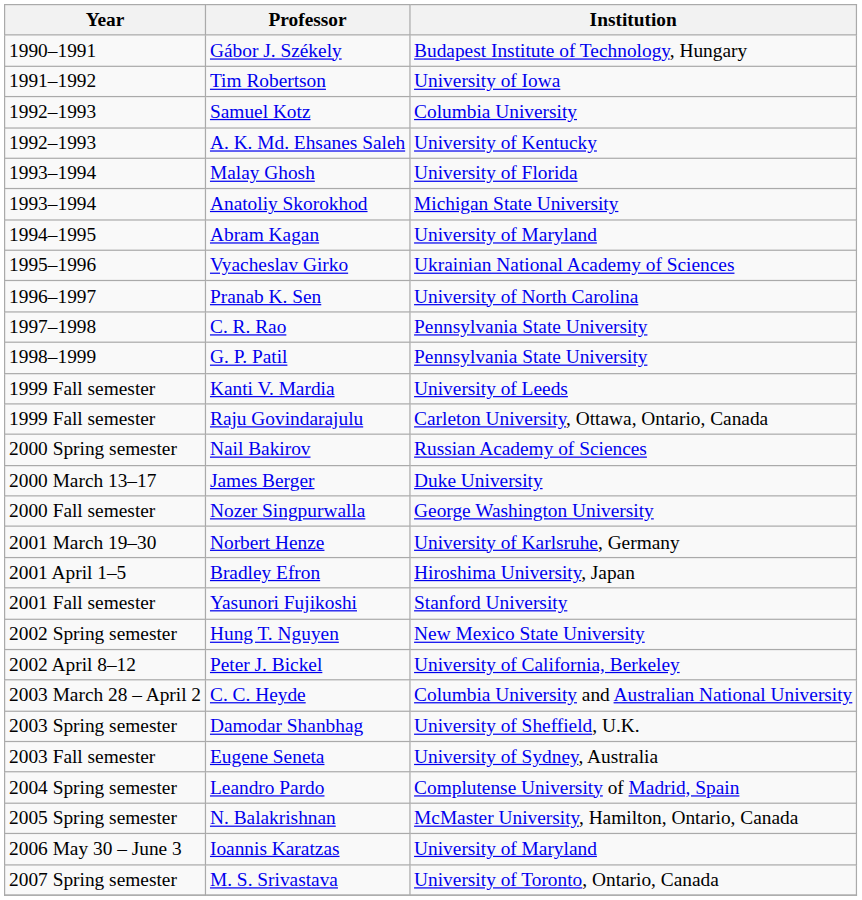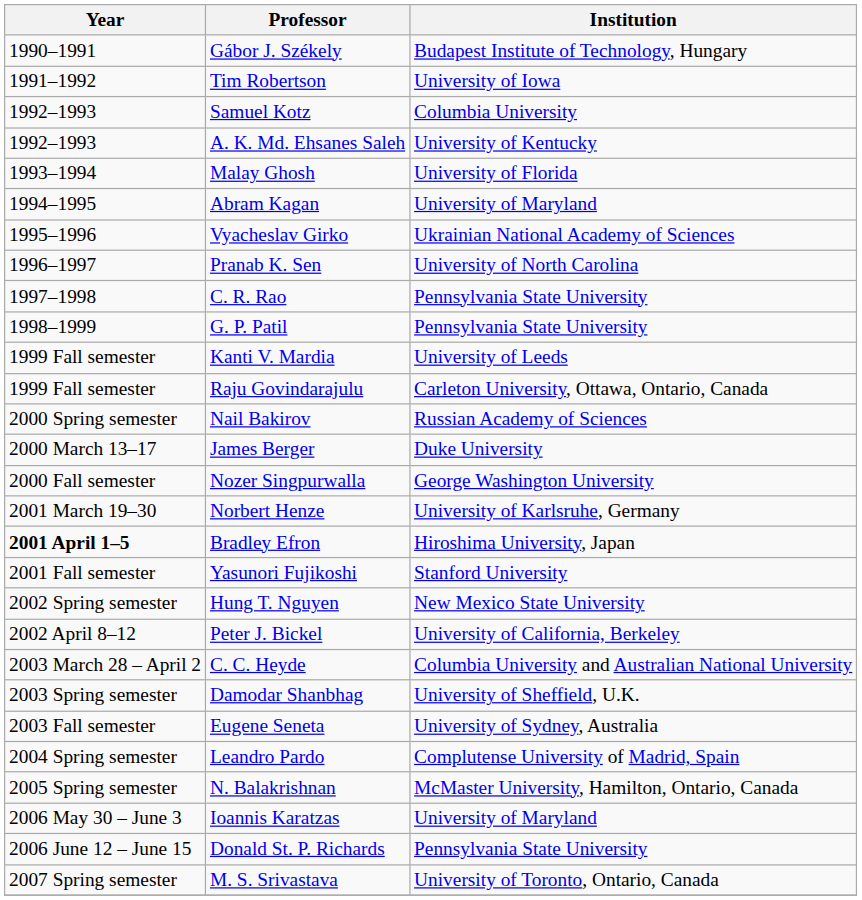- row: (289, 204)
(68, 572) normal -> (69, 541) bold
+ row: (297, 848)
